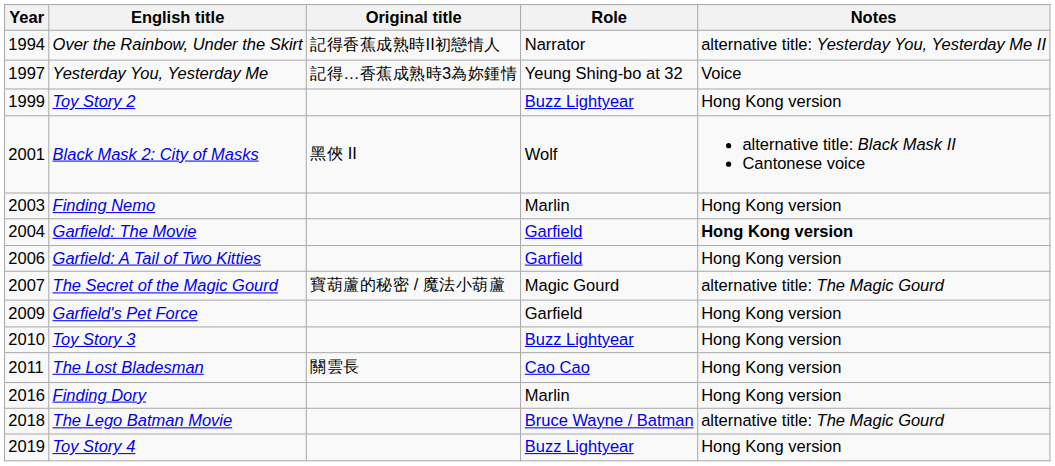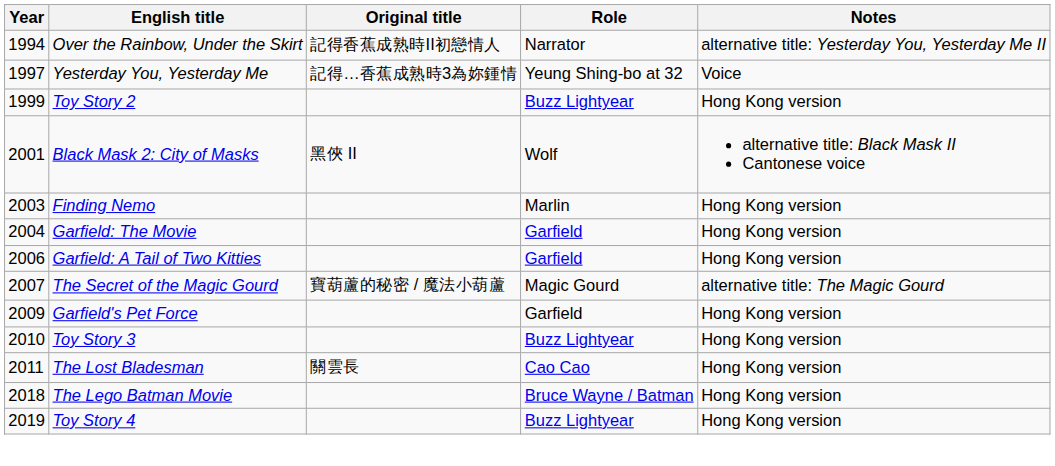(777, 232) bold -> (771, 232) normal
- row: (99, 395)
(823, 421) alternative title: The Magic Gourd -> (771, 395) Hong Kong version
